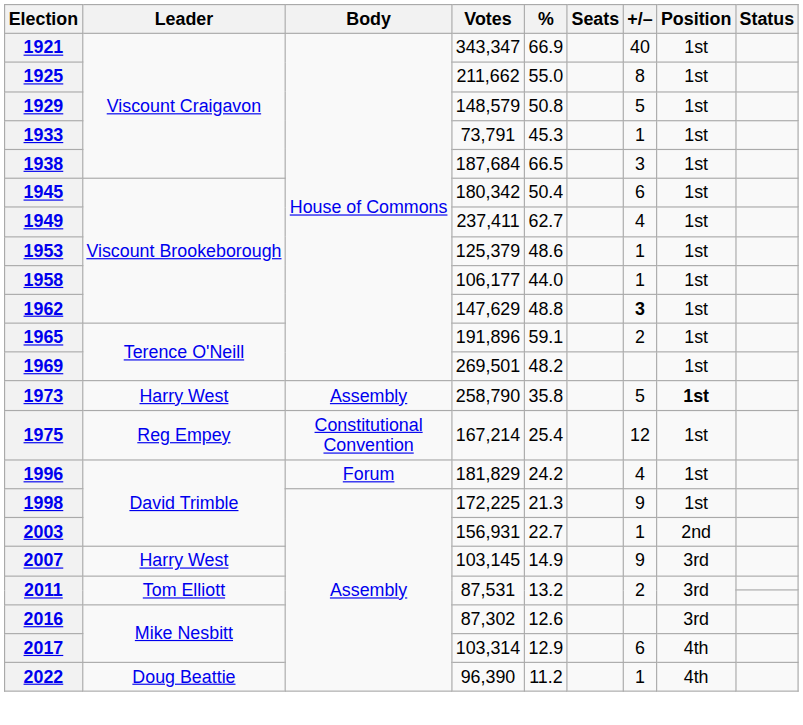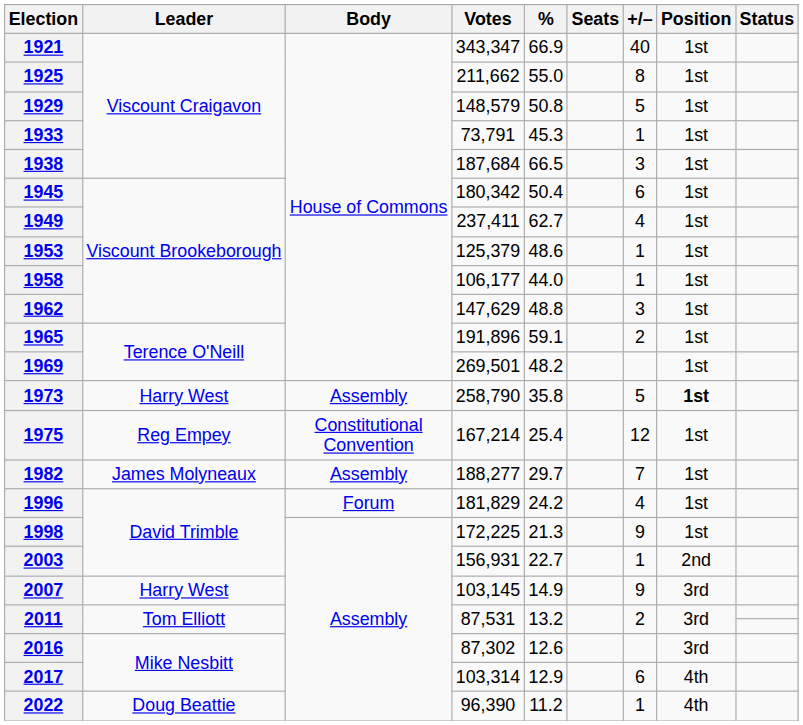(640, 308) bold -> (640, 308) normal
+ row: (43, 473)
